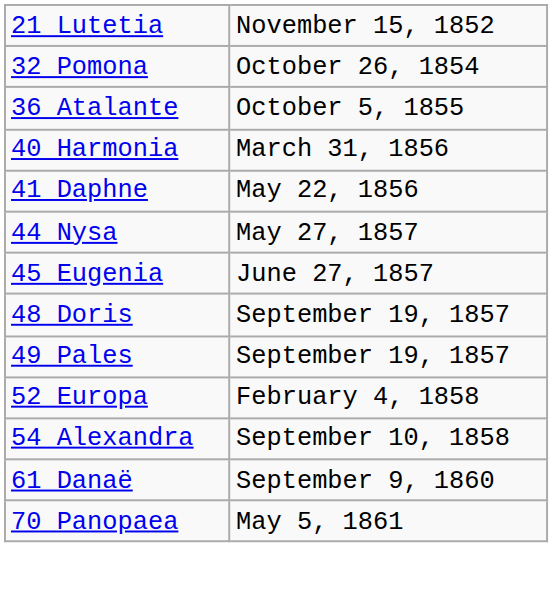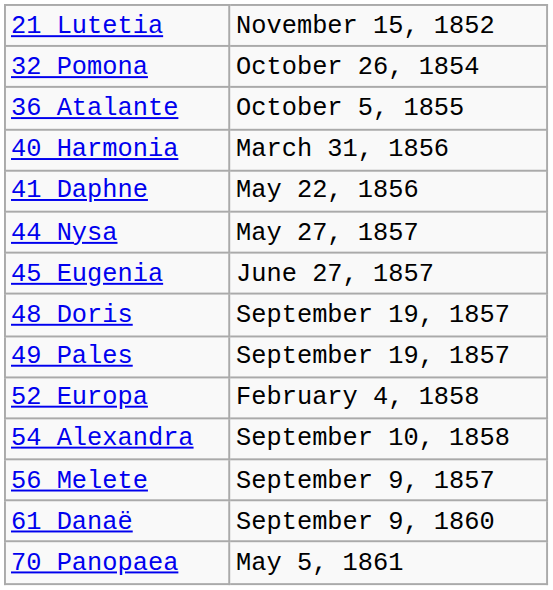+ row: (79, 480)
